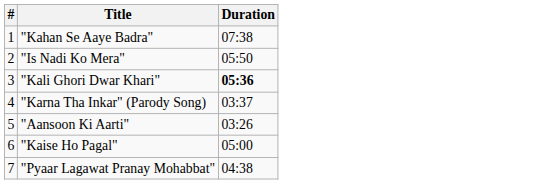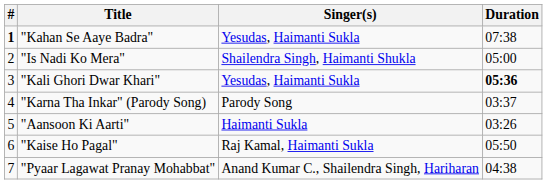+ column: (350, 15)
(11, 37) normal -> (11, 37) bold
(237, 59) 05:50 -> (501, 59) 05:00
(237, 146) 05:00 -> (501, 146) 05:50
